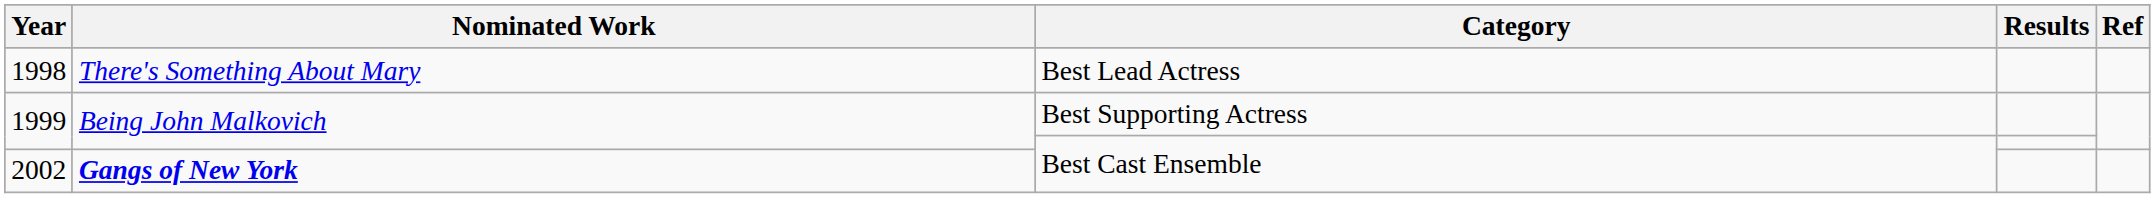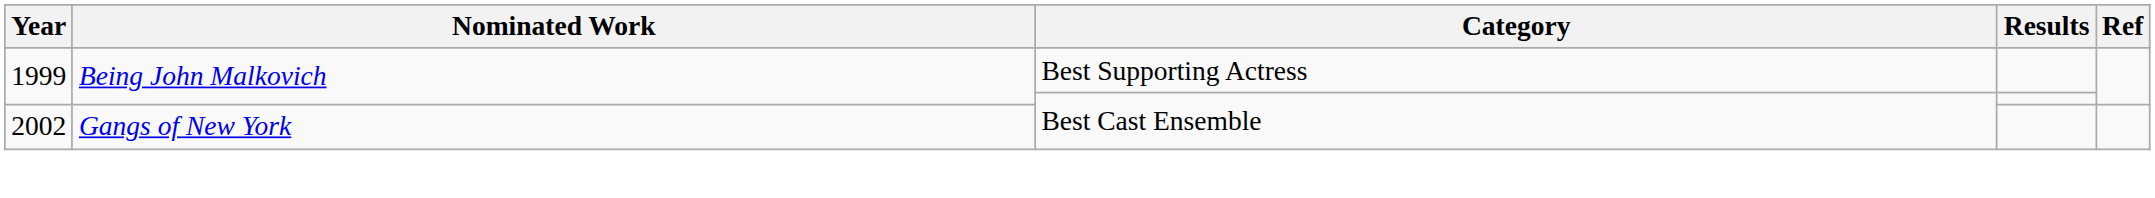- row: (39, 69)
(188, 169) bold -> (185, 126) normal
